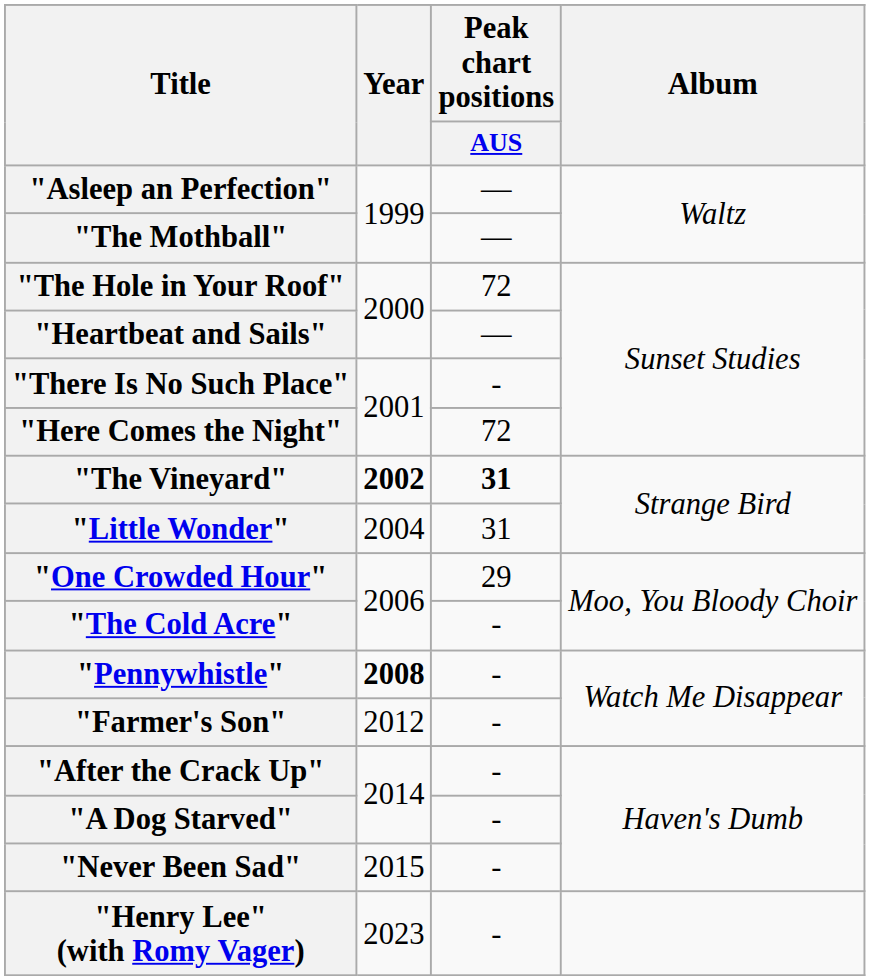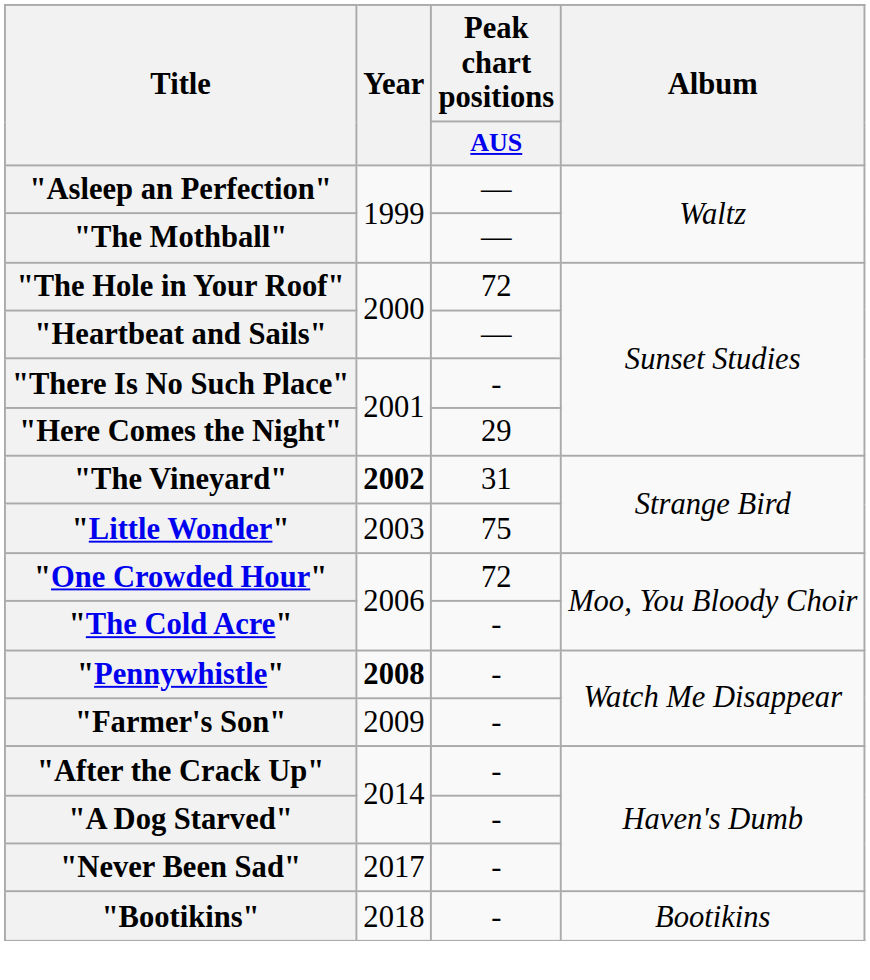(496, 431) 72 -> (496, 431) 29
(496, 479) bold -> (496, 479) normal
(394, 528) 2004 -> (394, 528) 2003
(496, 528) 31 -> (496, 528) 75
(496, 576) 29 -> (496, 576) 72
(394, 721) 2012 -> (394, 721) 2009
(394, 867) 2015 -> (394, 867) 2017
+ row: (181, 915)
- row: (181, 932)
